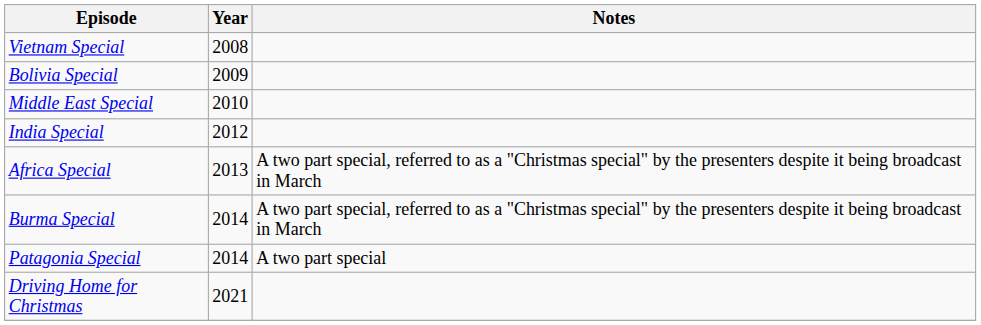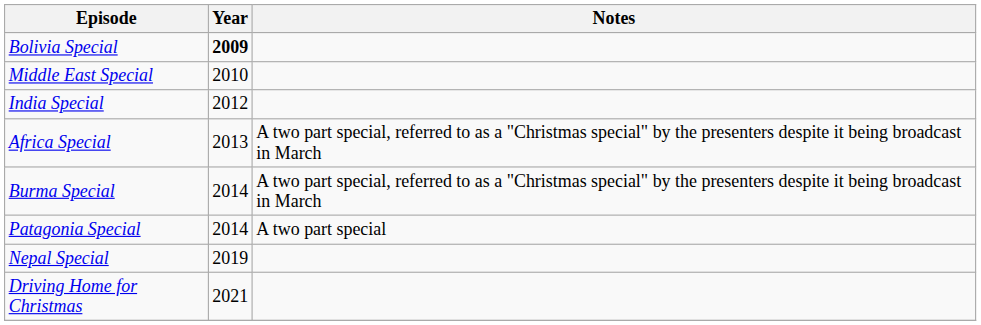- row: (67, 47)
(230, 75) normal -> (230, 47) bold
+ row: (59, 257)
